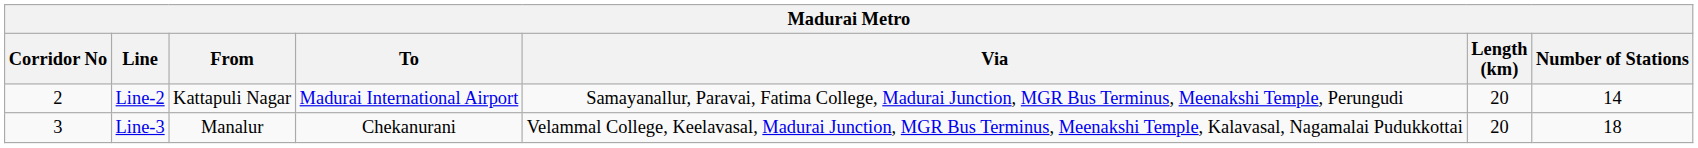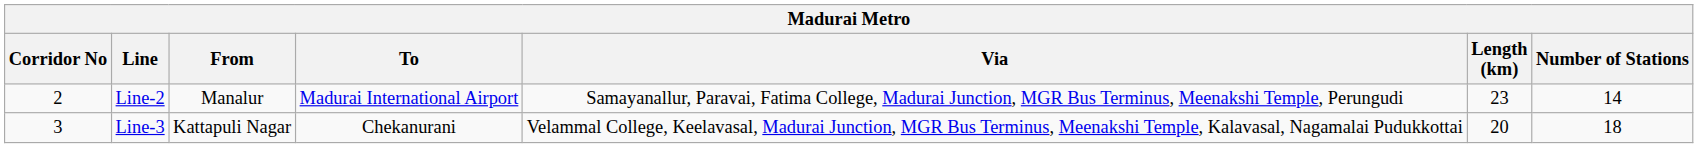(232, 98) Kattapuli Nagar -> (232, 98) Manalur
(1499, 98) 20 -> (1499, 98) 23
(232, 127) Manalur -> (232, 127) Kattapuli Nagar
